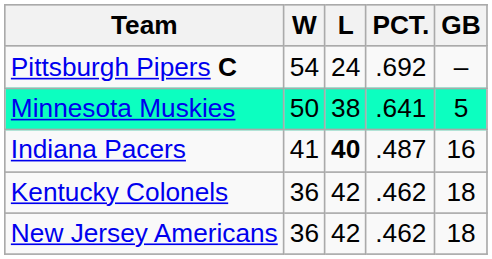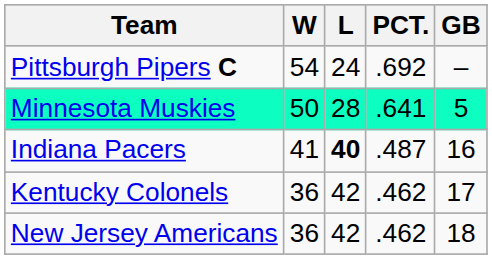(346, 108) 38 -> (346, 108) 28
(461, 191) 18 -> (461, 191) 17
